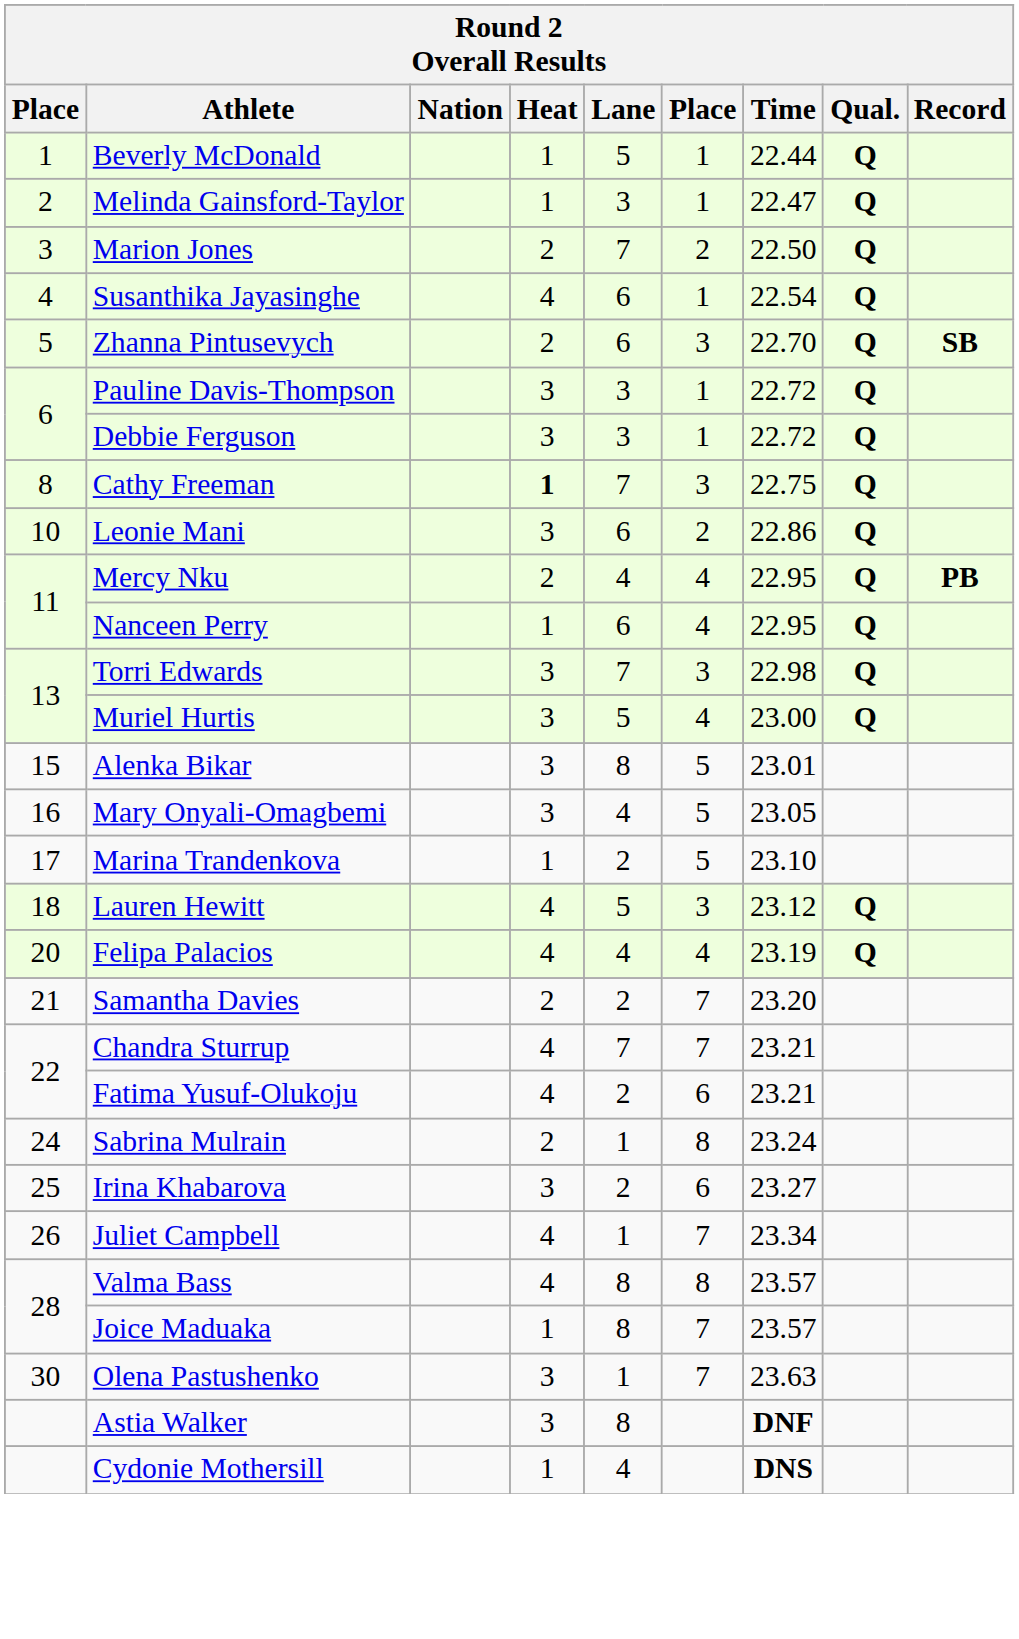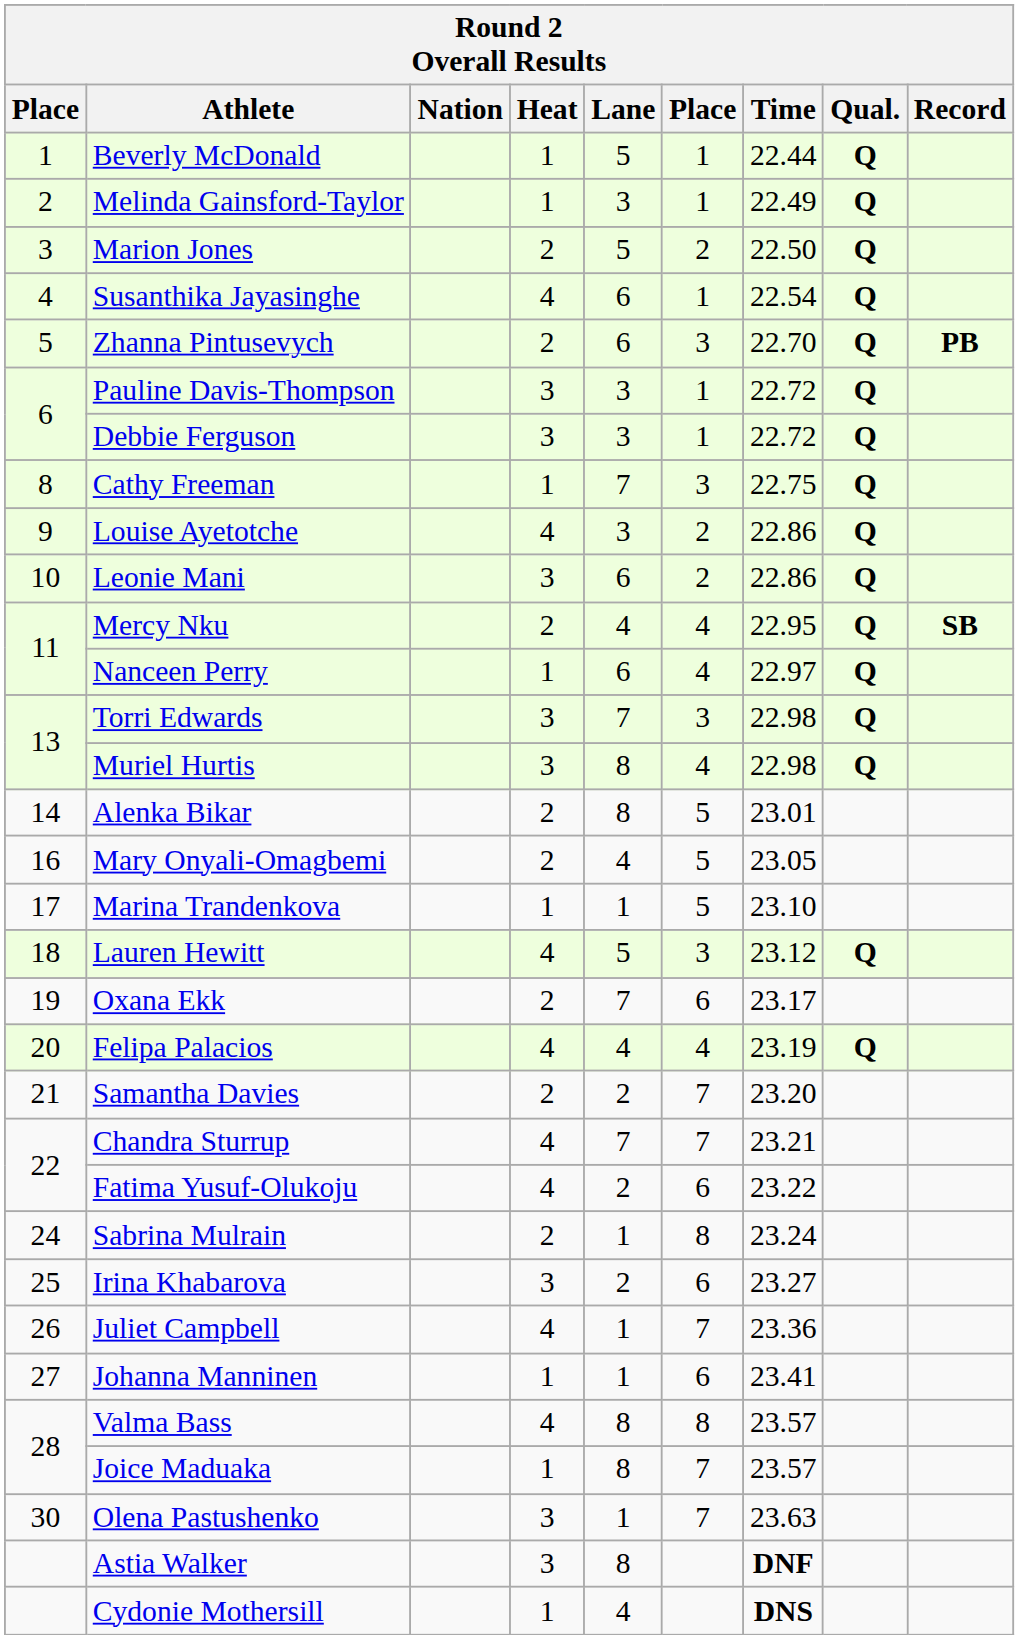(783, 202) 22.47 -> (783, 202) 22.49
(623, 249) 7 -> (623, 249) 5
(960, 342) SB -> (960, 342) PB
(547, 483) bold -> (547, 483) normal
+ row: (195, 530)
(960, 577) PB -> (960, 624) SB
(783, 624) 22.95 -> (783, 671) 22.97
(623, 718) 5 -> (623, 765) 8
(783, 718) 23.00 -> (783, 765) 22.98
(45, 765) 15 -> (45, 812) 14
(547, 765) 3 -> (547, 812) 2
(547, 812) 3 -> (547, 859) 2
(623, 859) 2 -> (623, 906) 1
+ row: (159, 1000)
(783, 1094) 23.21 -> (783, 1187) 23.22
(783, 1234) 23.34 -> (783, 1328) 23.36
+ row: (205, 1375)
